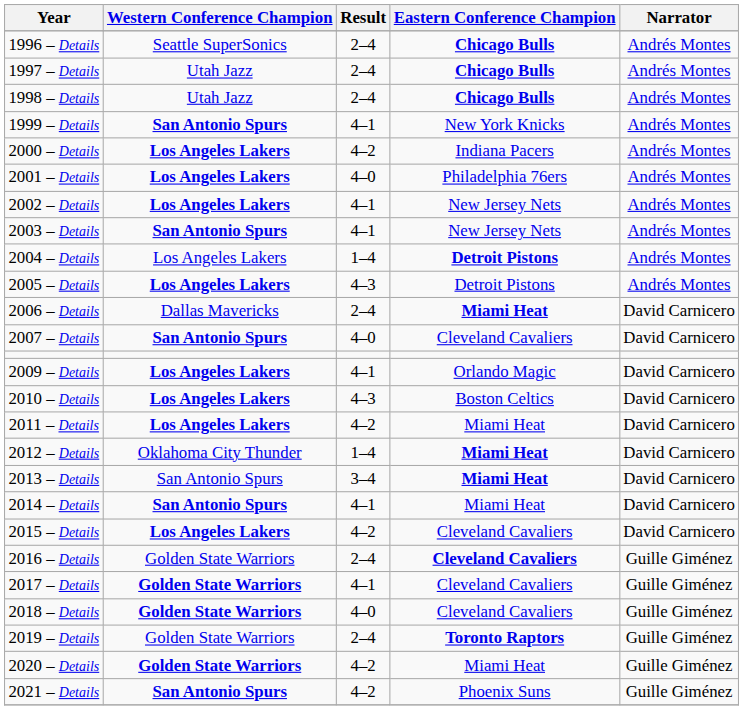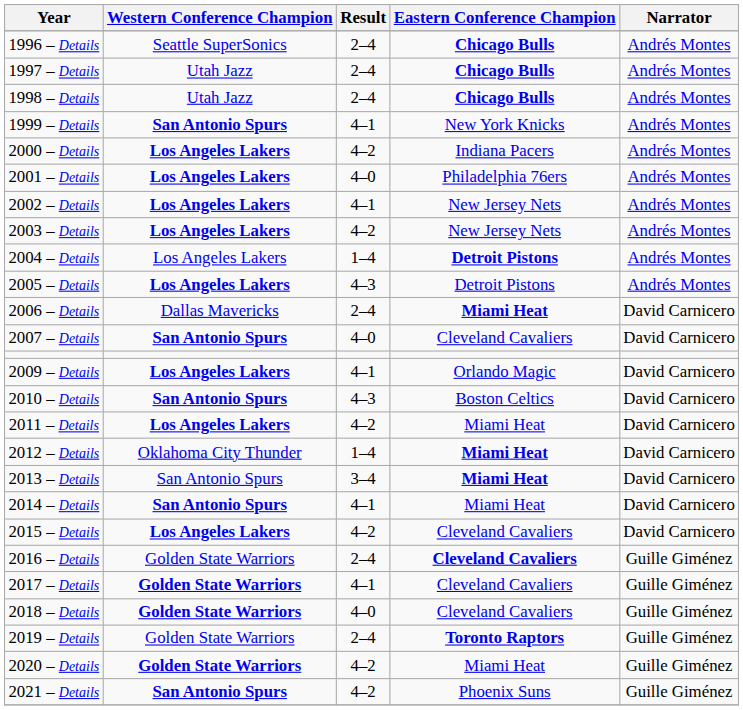(220, 230) San Antonio Spurs -> (220, 230) Los Angeles Lakers
(363, 230) 4–1 -> (363, 230) 4–2
(220, 398) Los Angeles Lakers -> (220, 398) San Antonio Spurs
